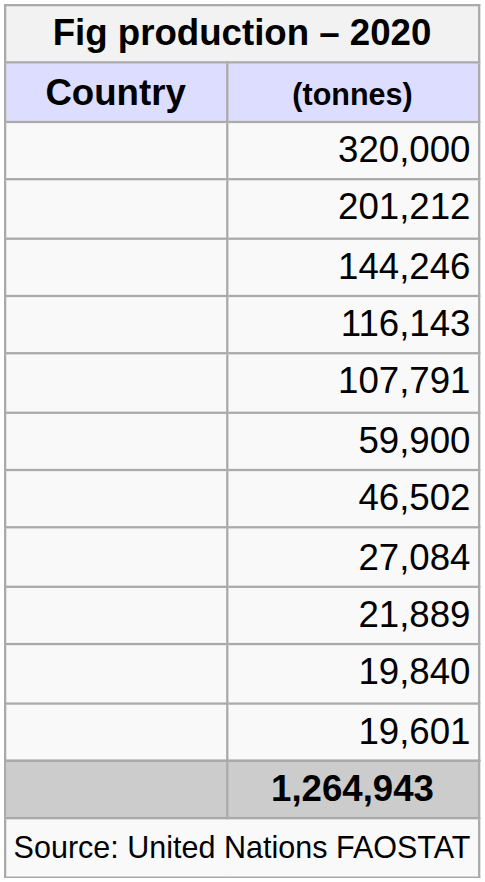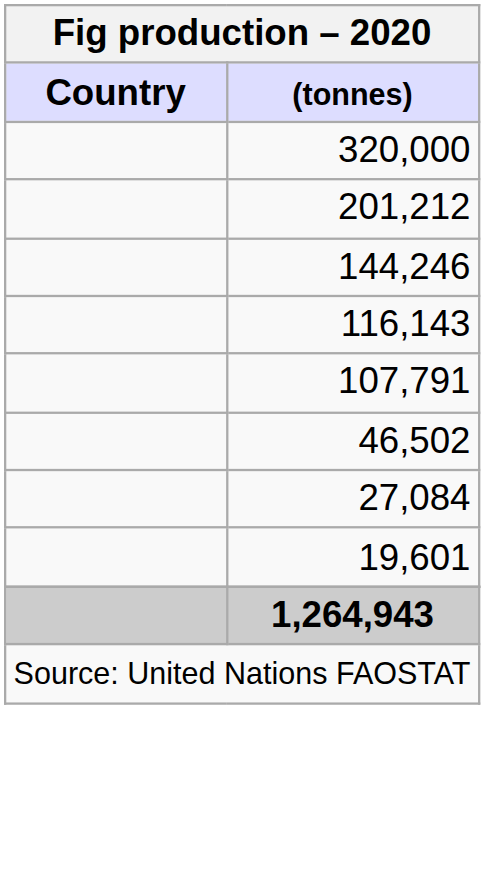- row: (414, 440)
- row: (414, 614)
- row: (414, 672)
